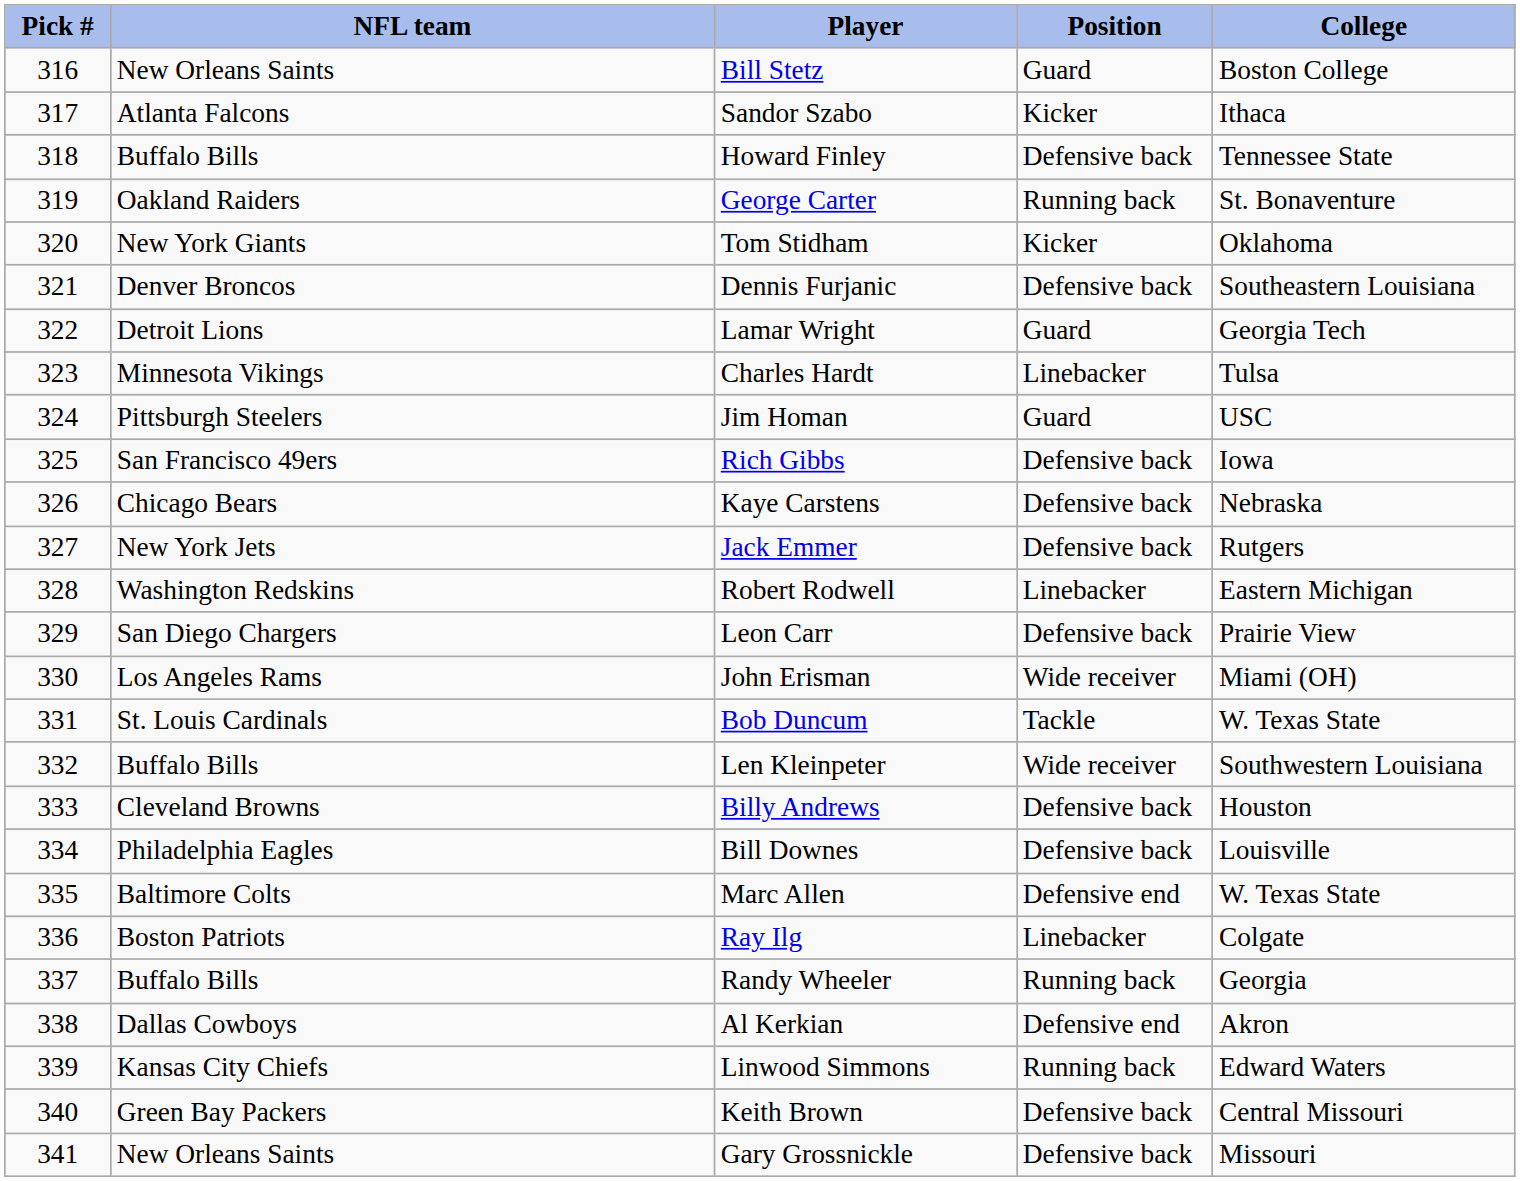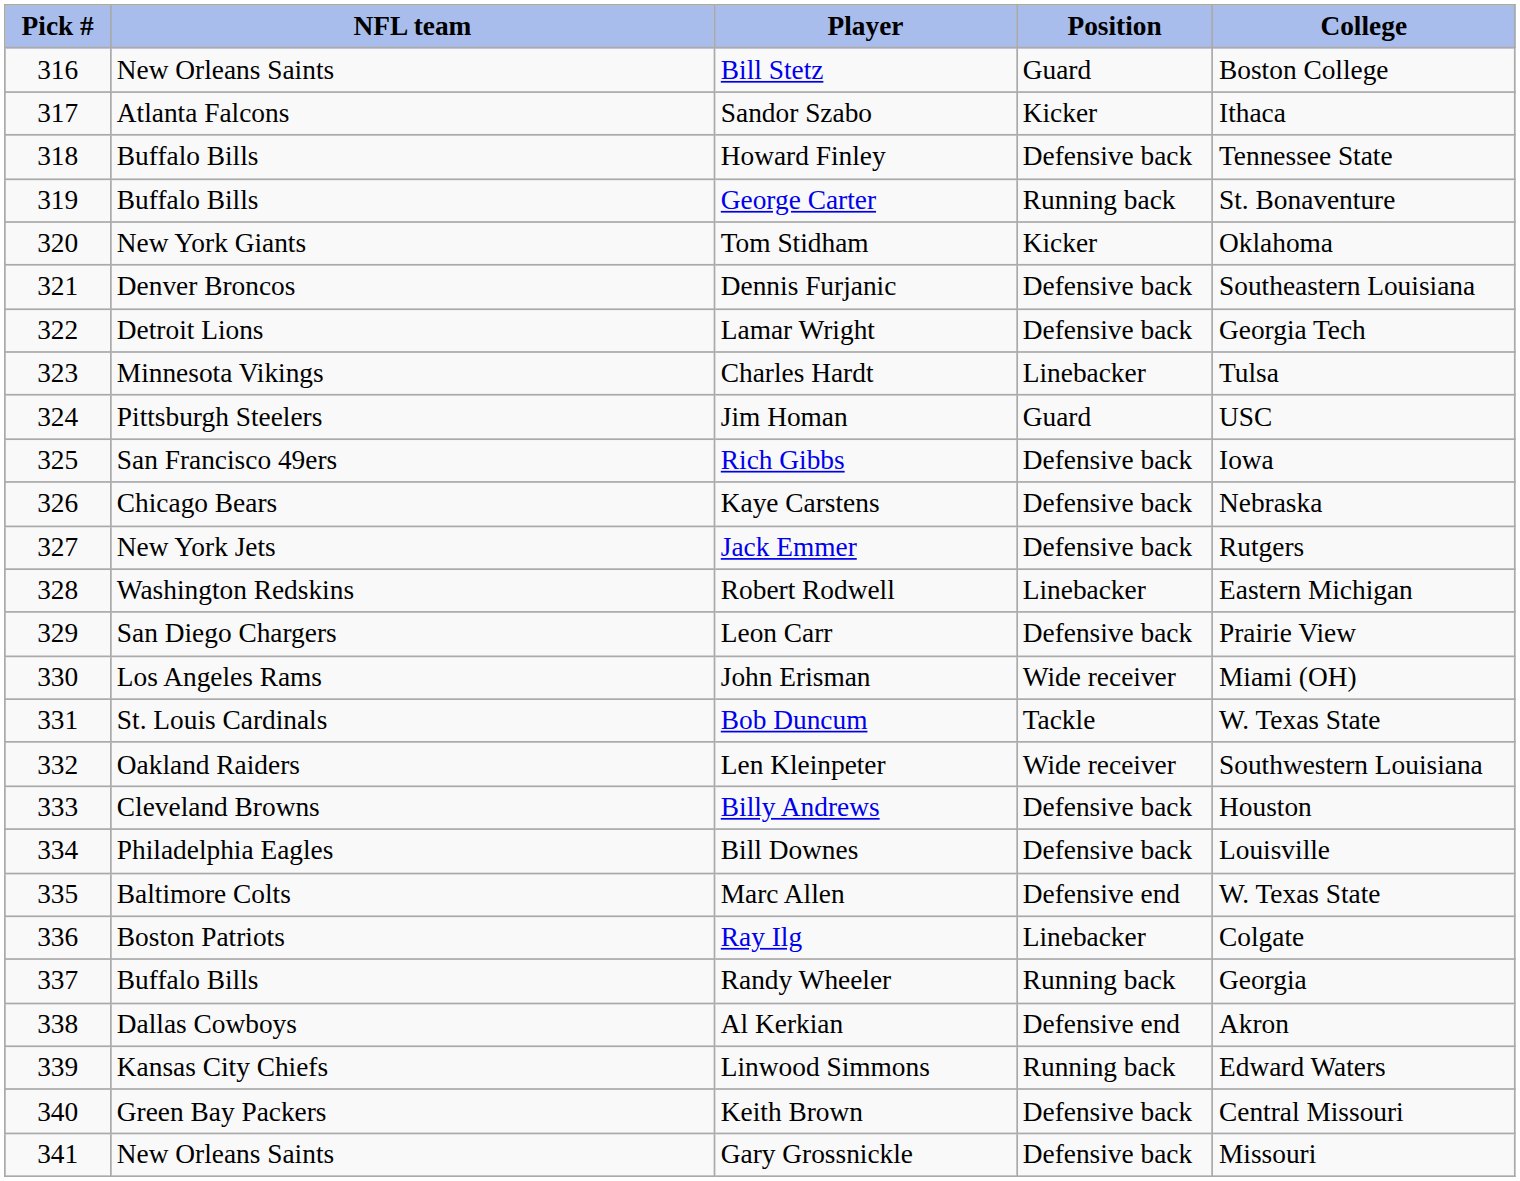(208, 199) Oakland Raiders -> (188, 199) Buffalo Bills
(1057, 329) Guard -> (1107, 329) Defensive back
(188, 763) Buffalo Bills -> (208, 763) Oakland Raiders
